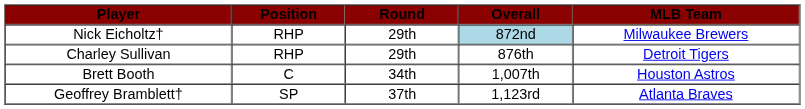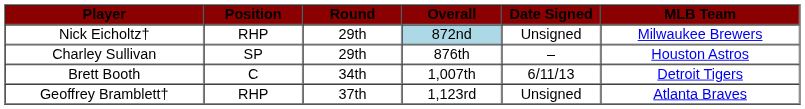+ column: (551, 14)
(289, 54) RHP -> (253, 54) SP
(686, 54) Detroit Tigers -> (700, 54) Houston Astros
(686, 74) Houston Astros -> (700, 74) Detroit Tigers
(289, 94) SP -> (253, 94) RHP
